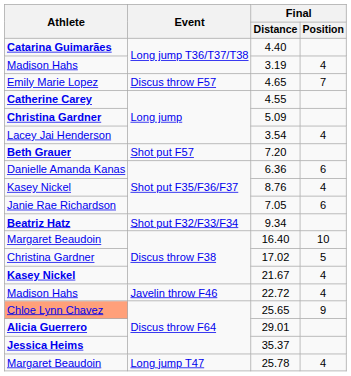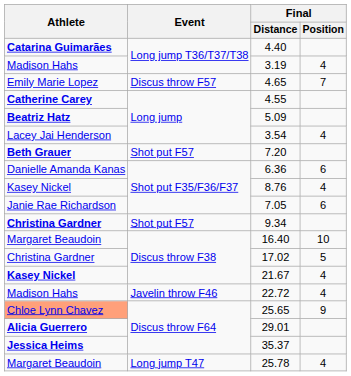(54, 118) Christina Gardner -> (39, 118) Beatriz Hatz
(39, 223) Beatriz Hatz -> (54, 223) Christina Gardner
(184, 223) Shot put F32/F33/F34 -> (162, 223) Shot put F57
